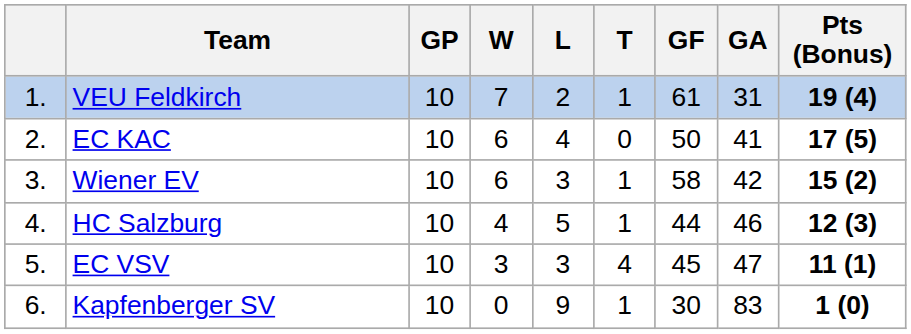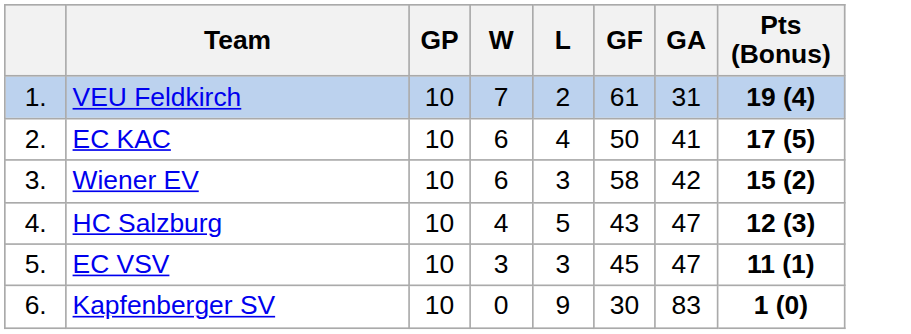- column: (625, 40)
(686, 222) 44 -> (624, 222) 43
(748, 222) 46 -> (686, 222) 47
